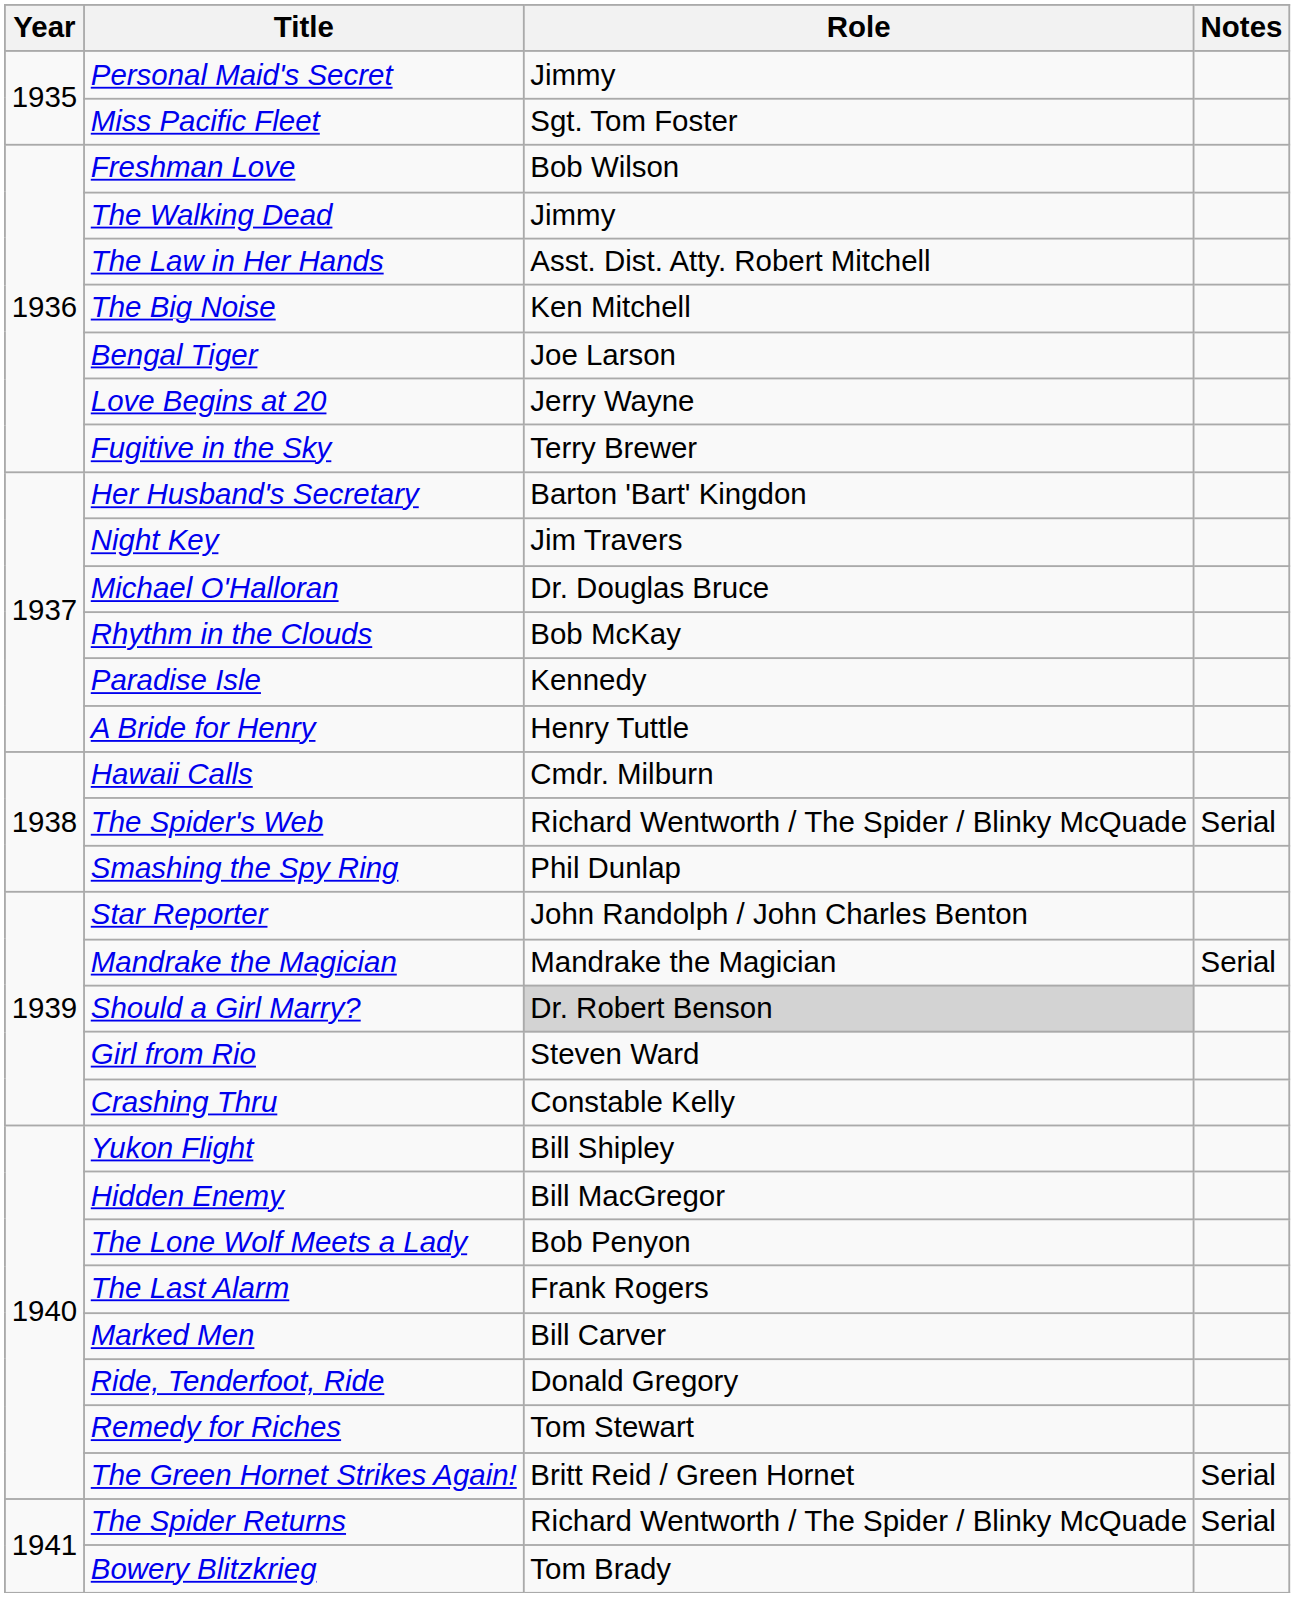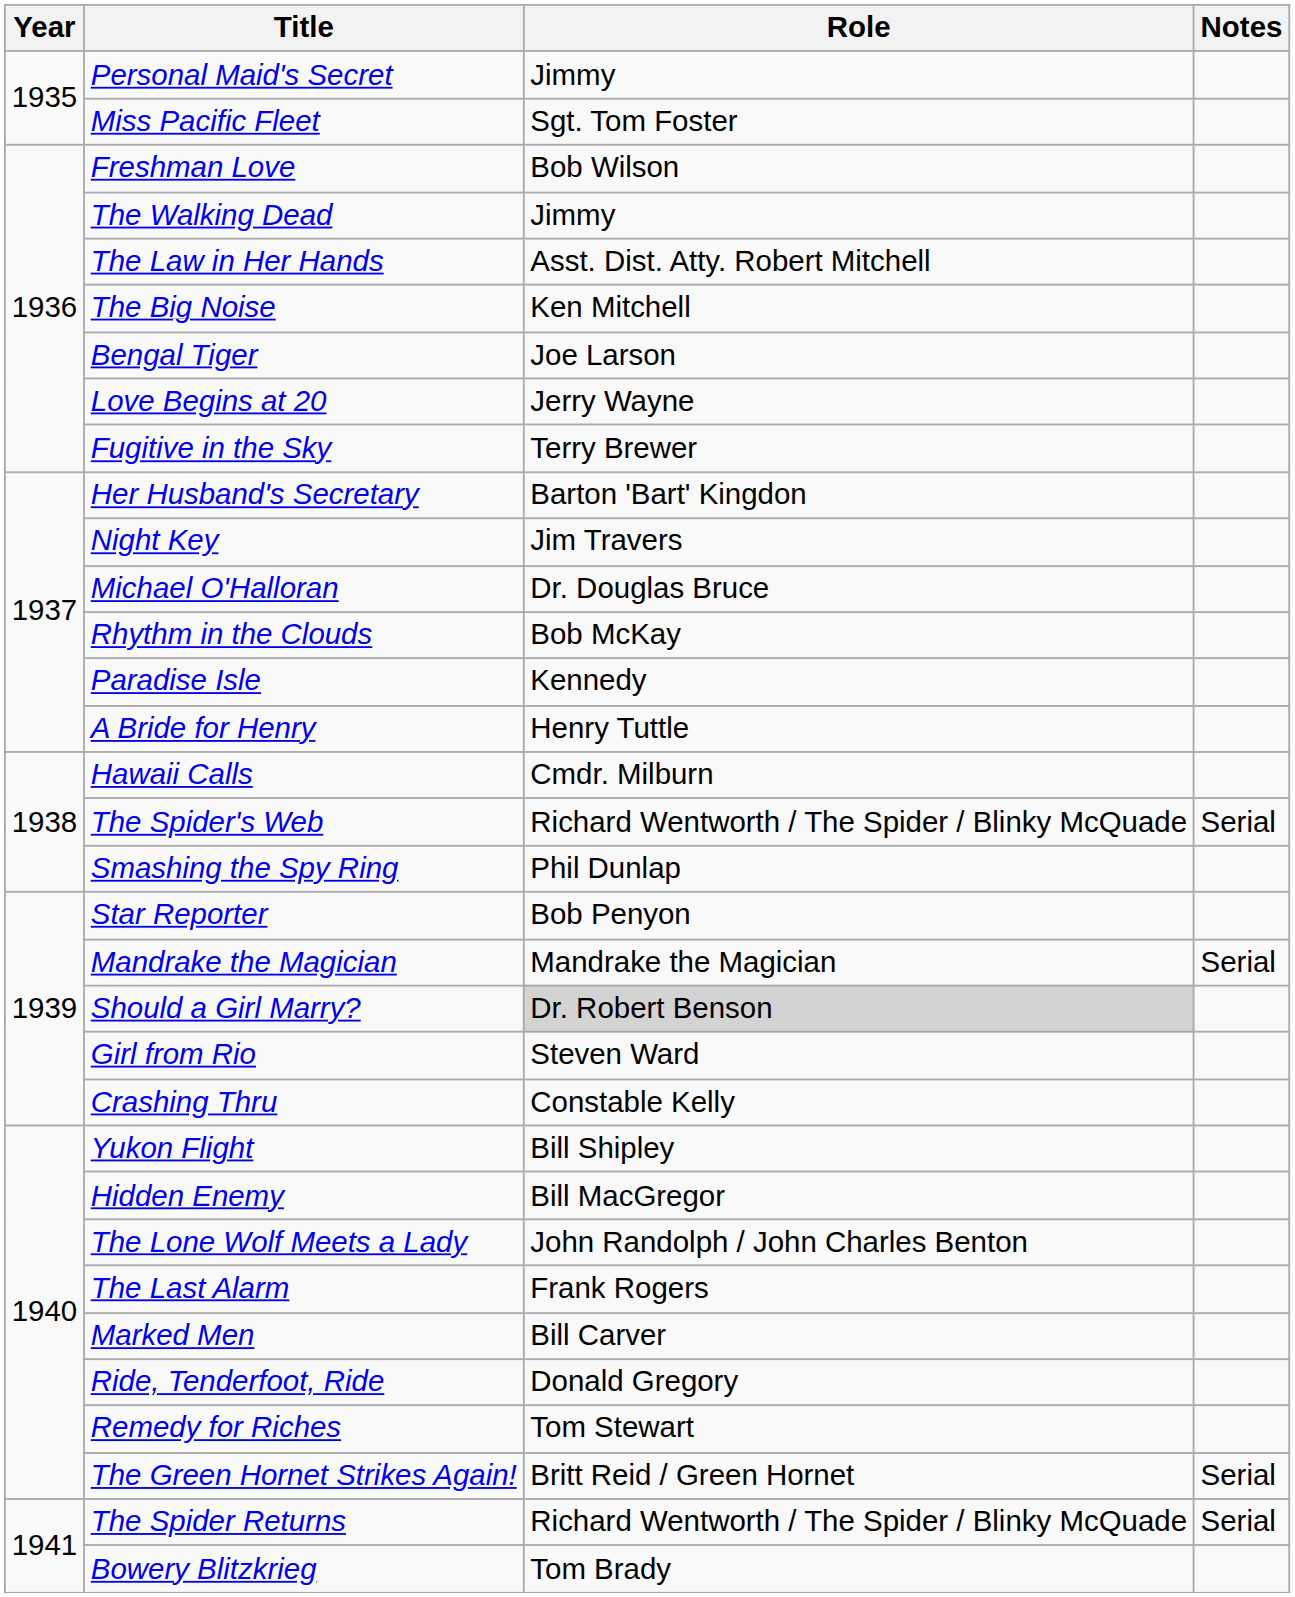(779, 914) John Randolph / John Charles Benton -> (611, 914) Bob Penyon
(611, 1241) Bob Penyon -> (779, 1241) John Randolph / John Charles Benton
